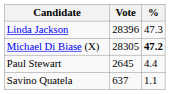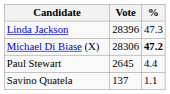(126, 47) 28305 -> (126, 47) 28306
(120, 81) 637 -> (120, 81) 137
